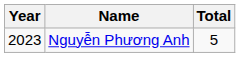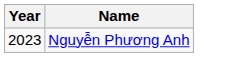- column: (214, 16)
